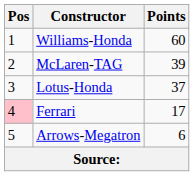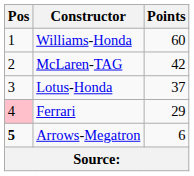(178, 64) 39 -> (178, 64) 42
(178, 111) 17 -> (178, 111) 29
(11, 135) normal -> (11, 135) bold
